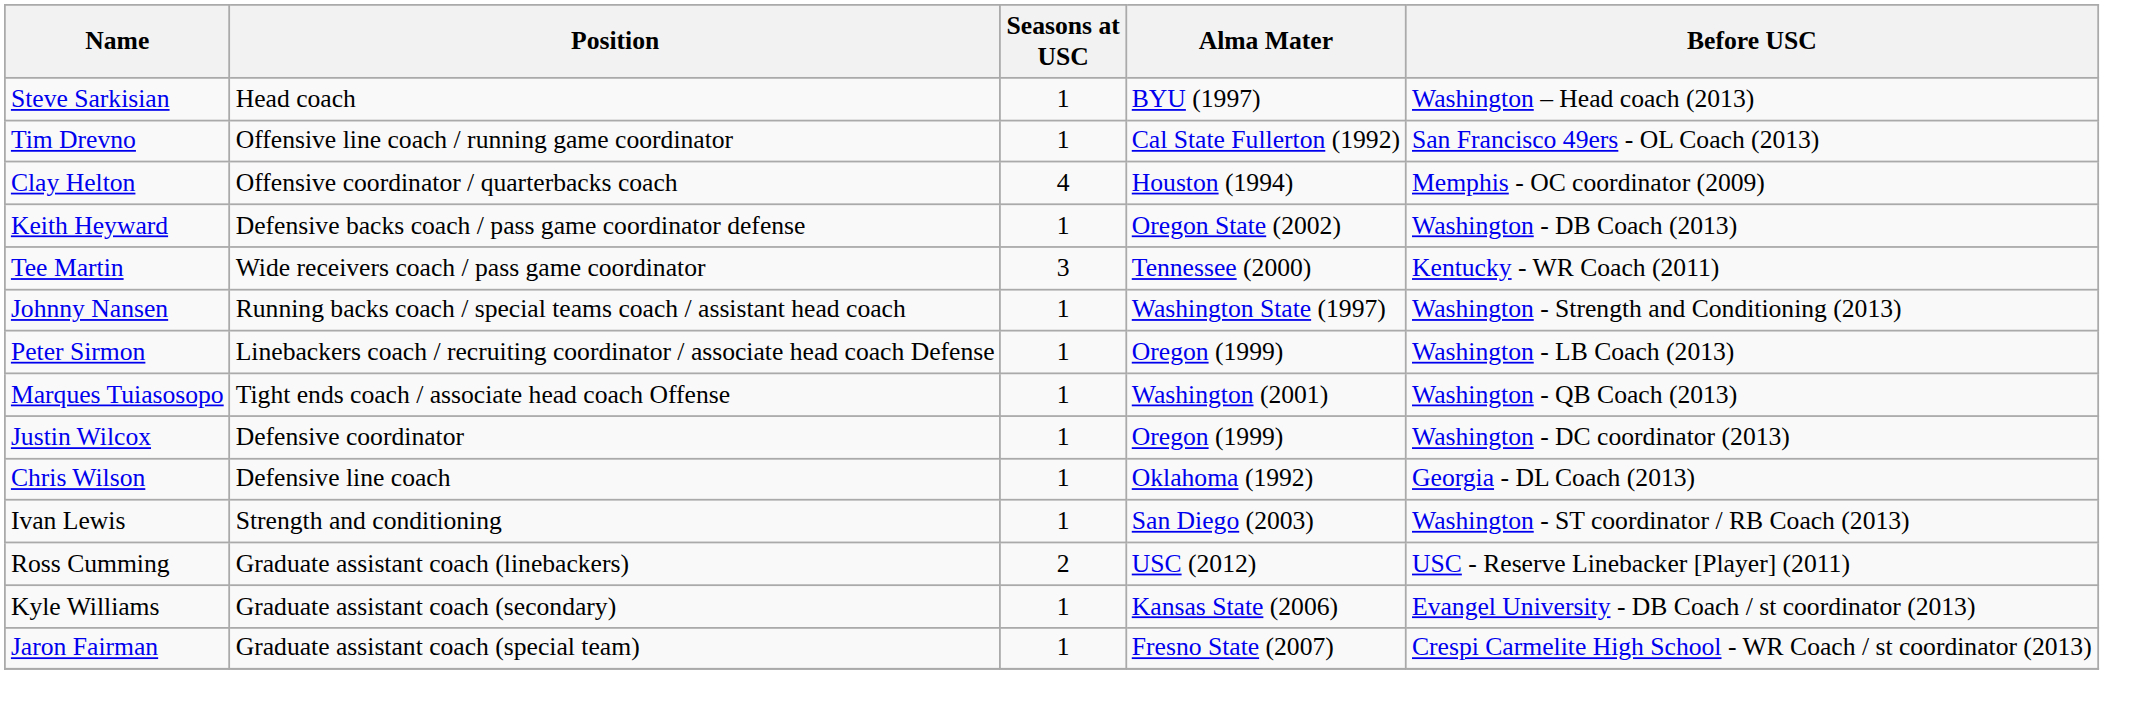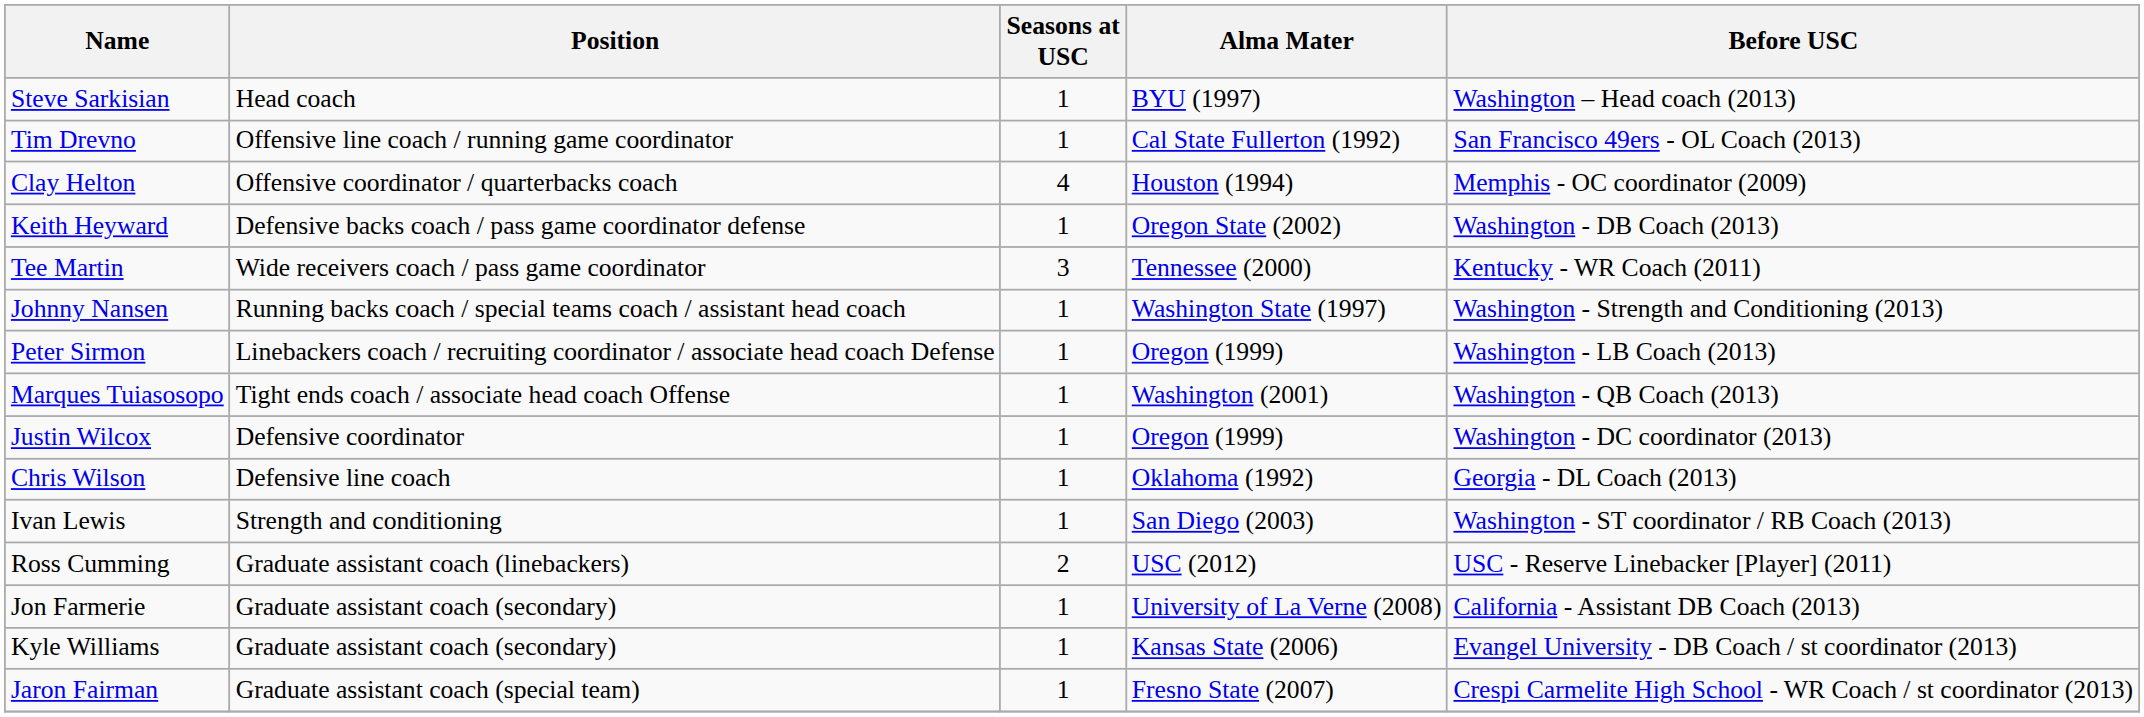+ row: (78, 605)
